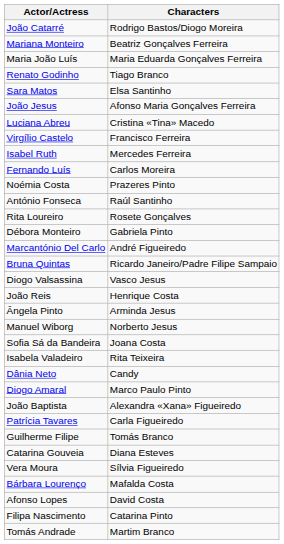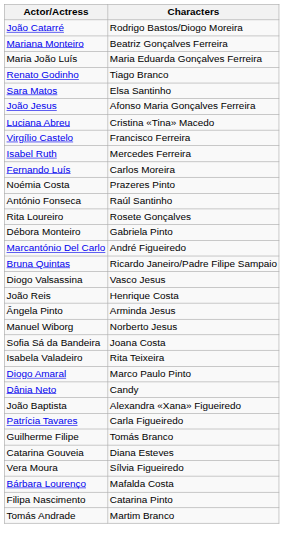rows swapped: (36, 389) <-> (31, 374)
- row: (37, 500)
